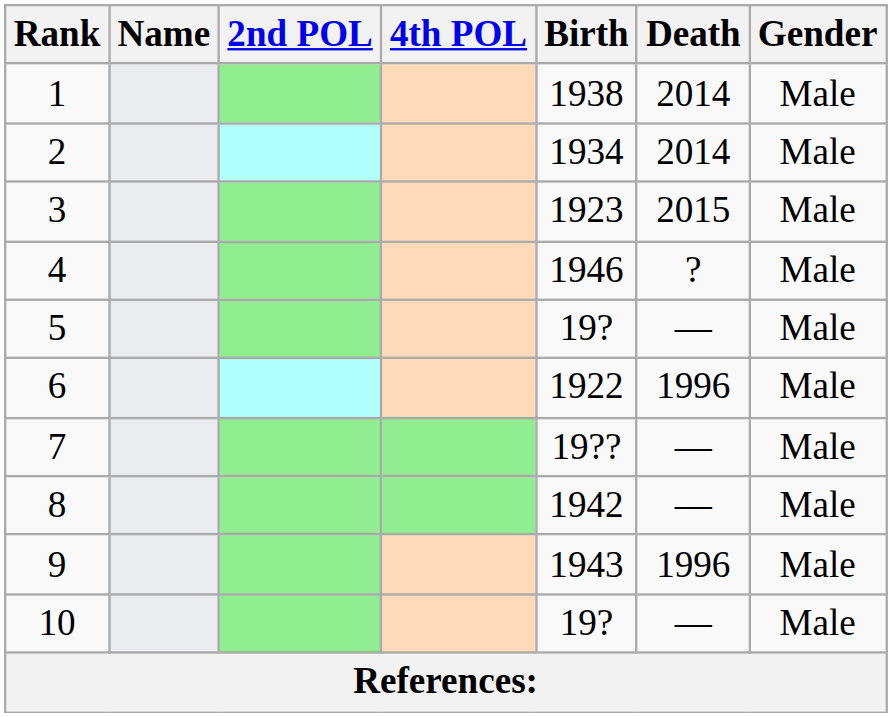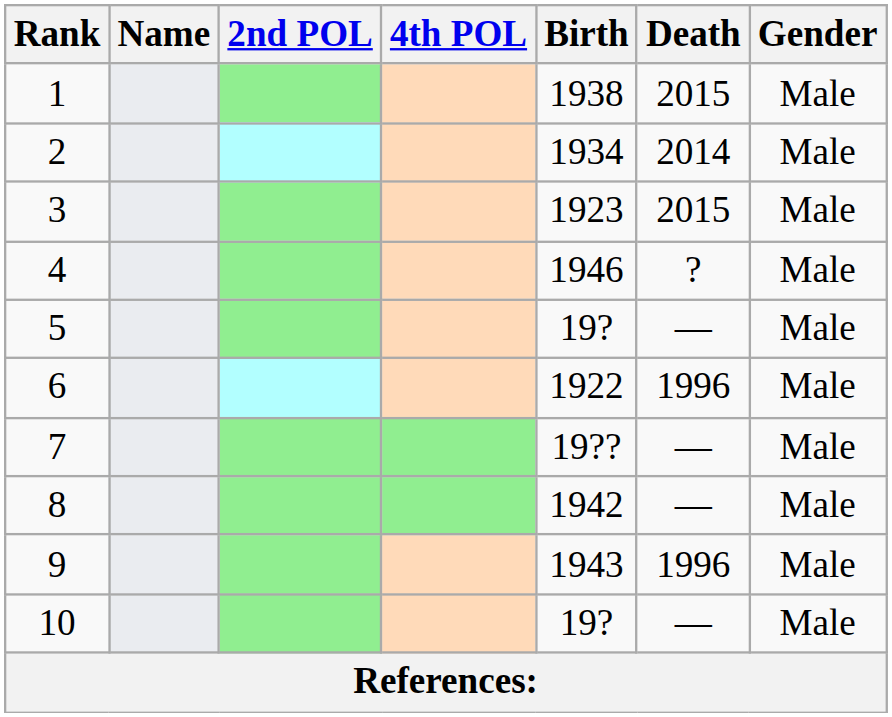(693, 92) 2014 -> (693, 92) 2015
